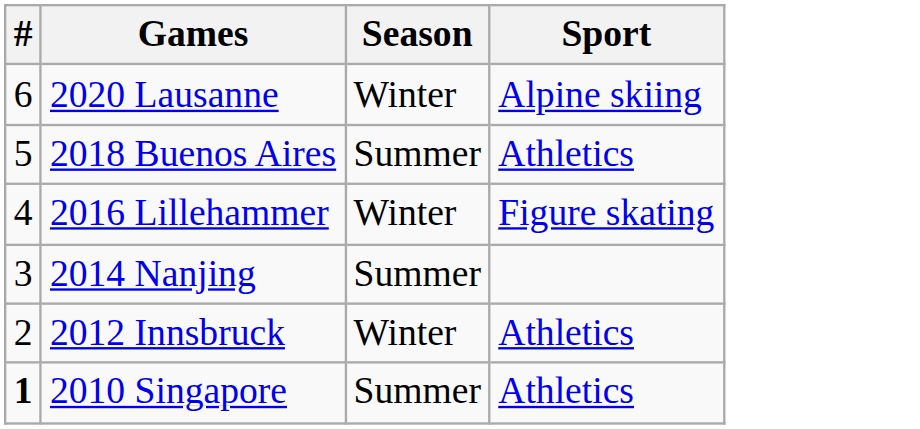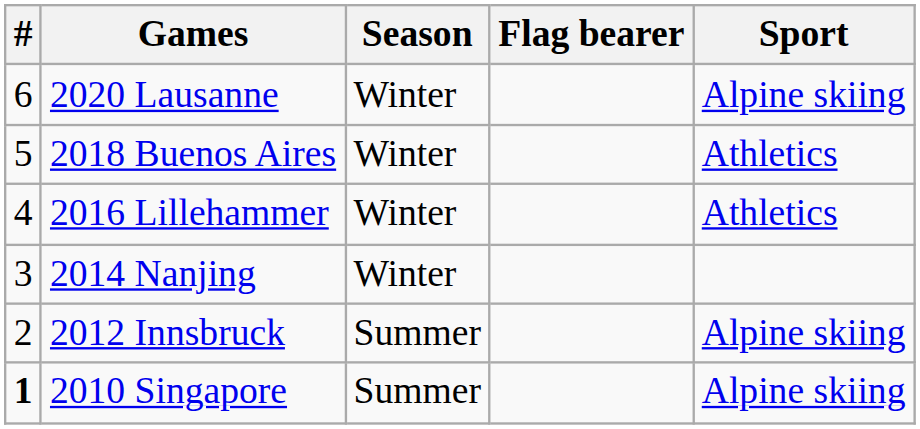+ column: (591, 34)
(417, 153) Summer -> (405, 153) Winter
(606, 213) Figure skating -> (770, 213) Athletics
(417, 272) Summer -> (405, 272) Winter
(405, 332) Winter -> (417, 332) Summer
(566, 332) Athletics -> (804, 332) Alpine skiing
(566, 392) Athletics -> (804, 392) Alpine skiing
